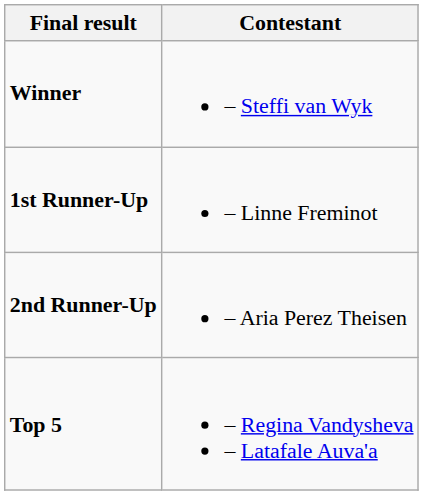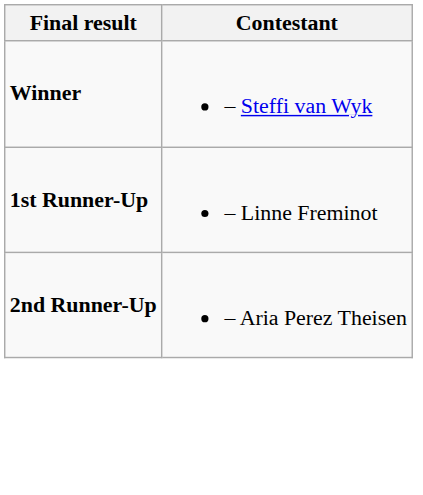- row: (36, 423)
